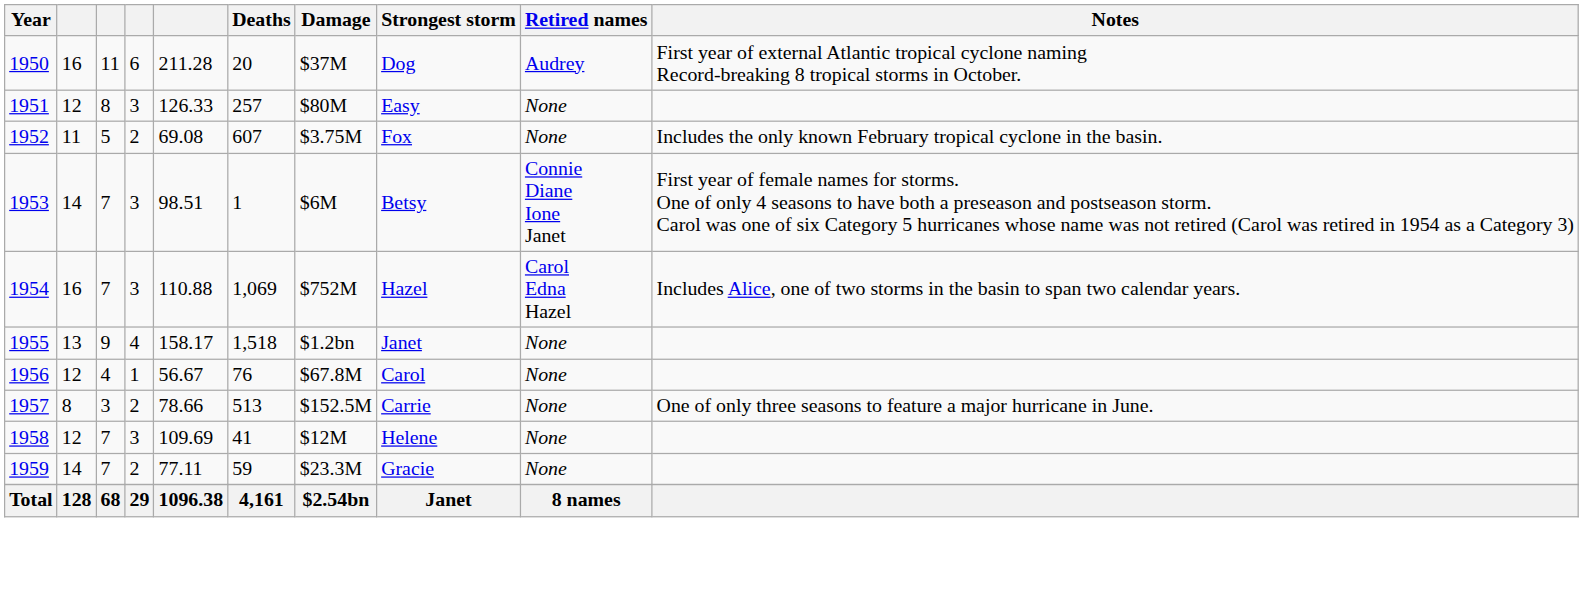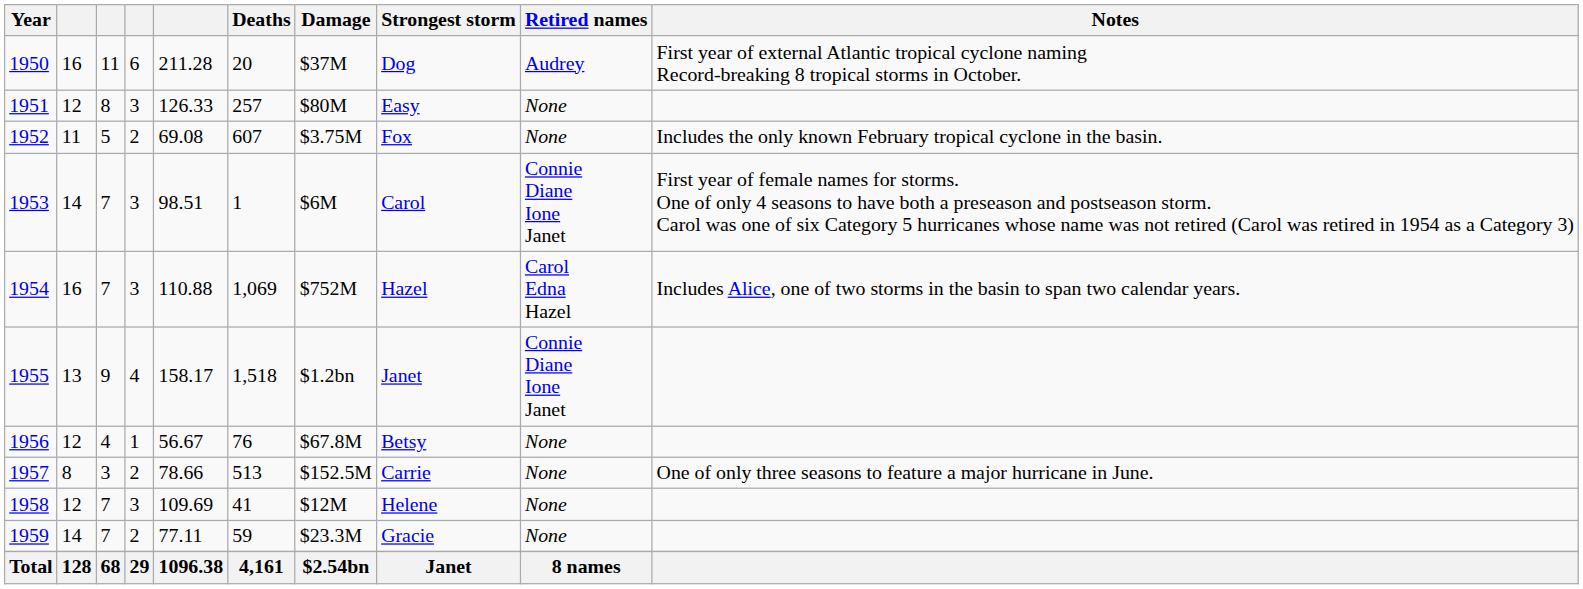(404, 201) Betsy -> (403, 201) Carol
(546, 342) None -> (554, 376) Connie Diane Ione Janet
(403, 374) Carol -> (404, 441) Betsy
